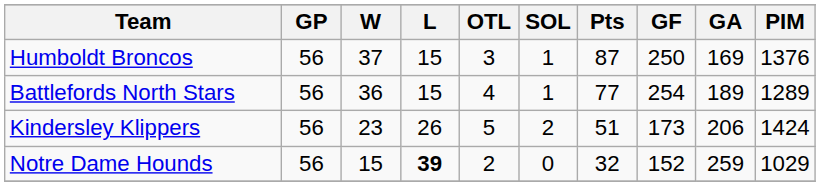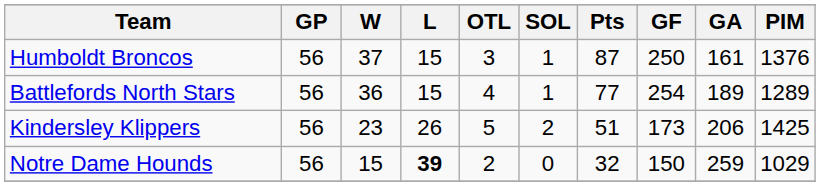(726, 57) 169 -> (726, 57) 161
(785, 127) 1424 -> (785, 127) 1425
(666, 163) 152 -> (666, 163) 150
